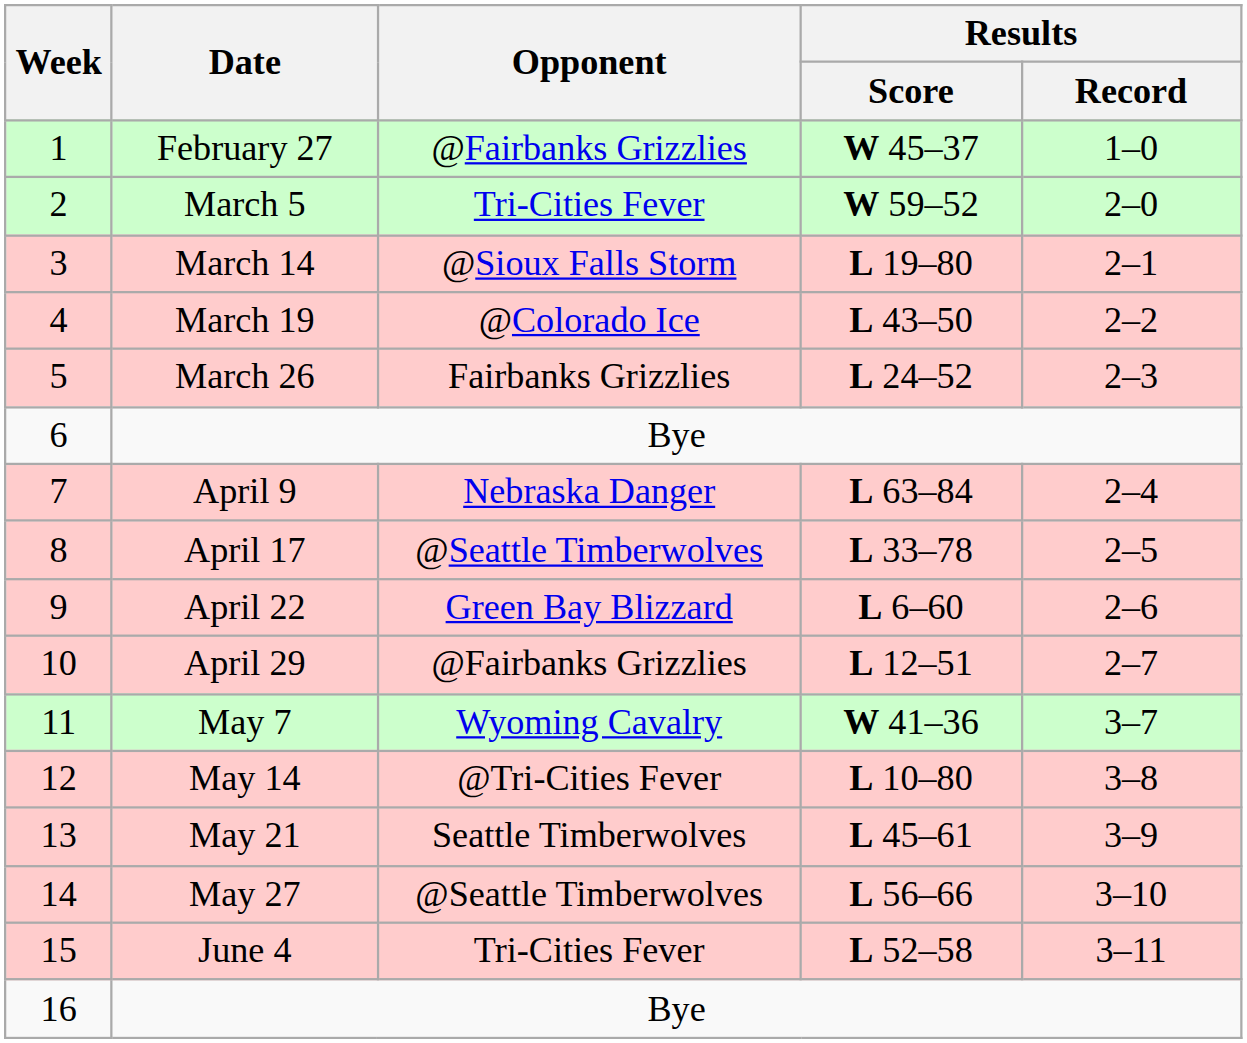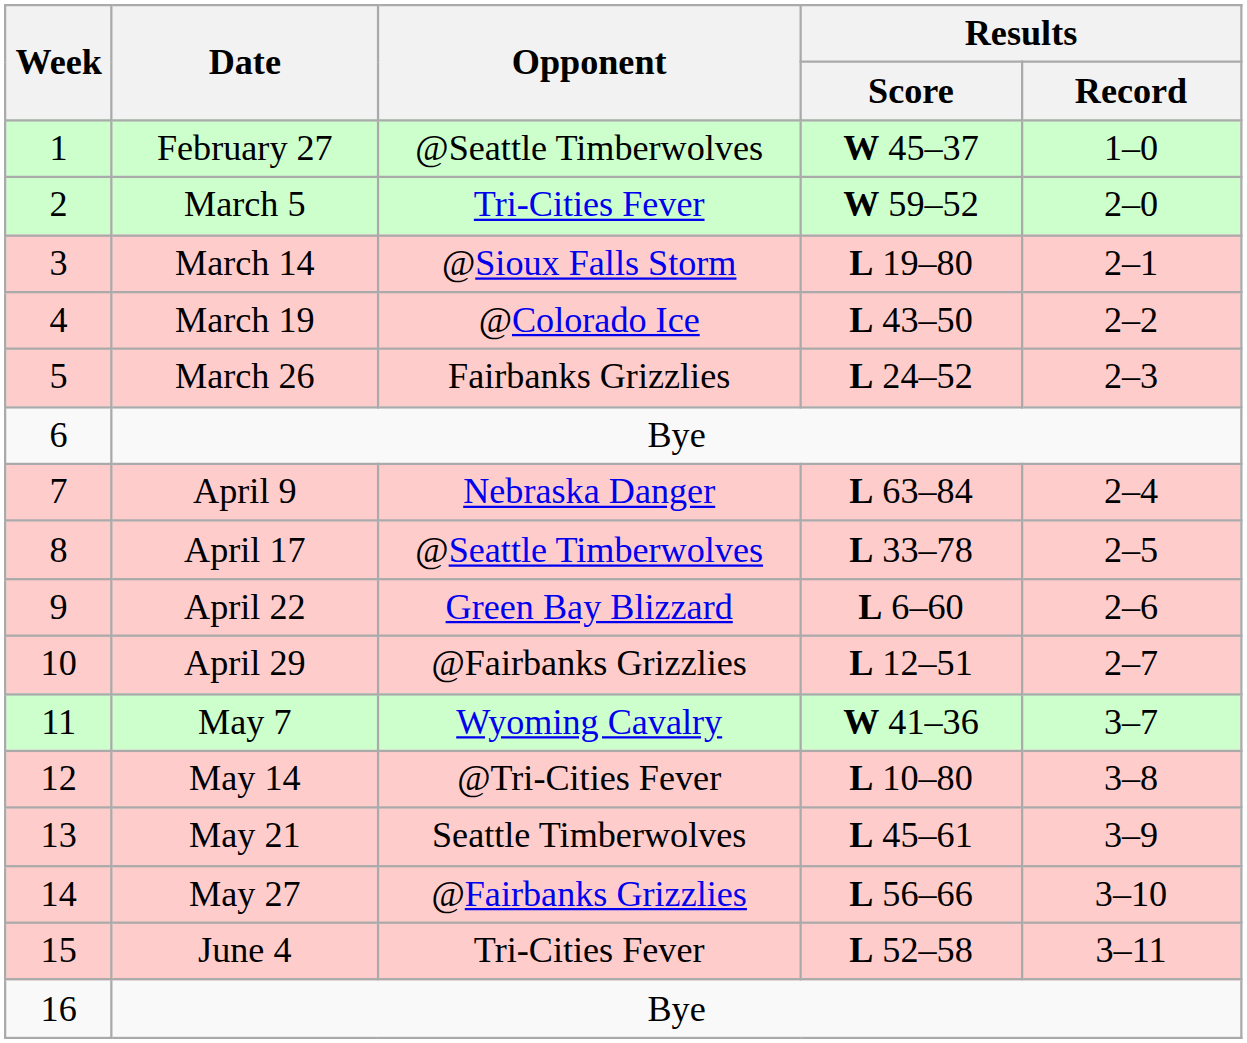(589, 147) @Fairbanks Grizzlies -> (589, 147) @Seattle Timberwolves
(589, 893) @Seattle Timberwolves -> (589, 893) @Fairbanks Grizzlies
